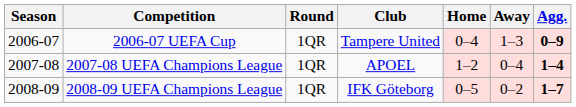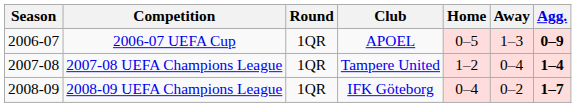(390, 41) Tampere United -> (390, 41) APOEL
(467, 41) 0–4 -> (467, 41) 0–5
(390, 65) APOEL -> (390, 65) Tampere United
(467, 89) 0–5 -> (467, 89) 0–4
